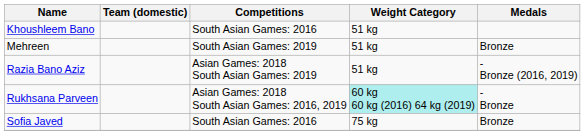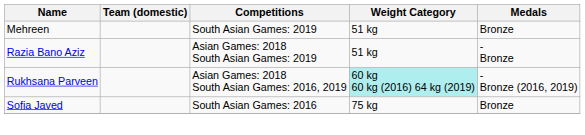- row: (51, 30)
(529, 70) - Bronze (2016, 2019) -> (497, 53) - Bronze
(497, 99) - Bronze -> (529, 82) - Bronze (2016, 2019)
